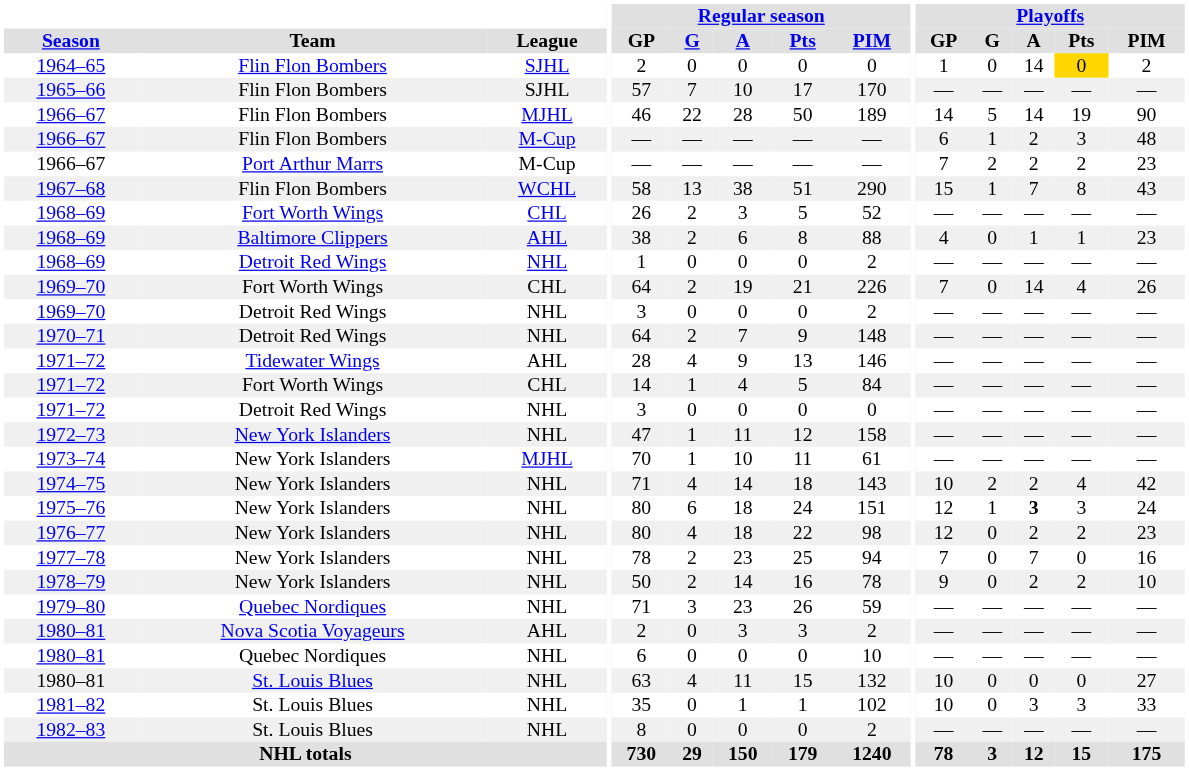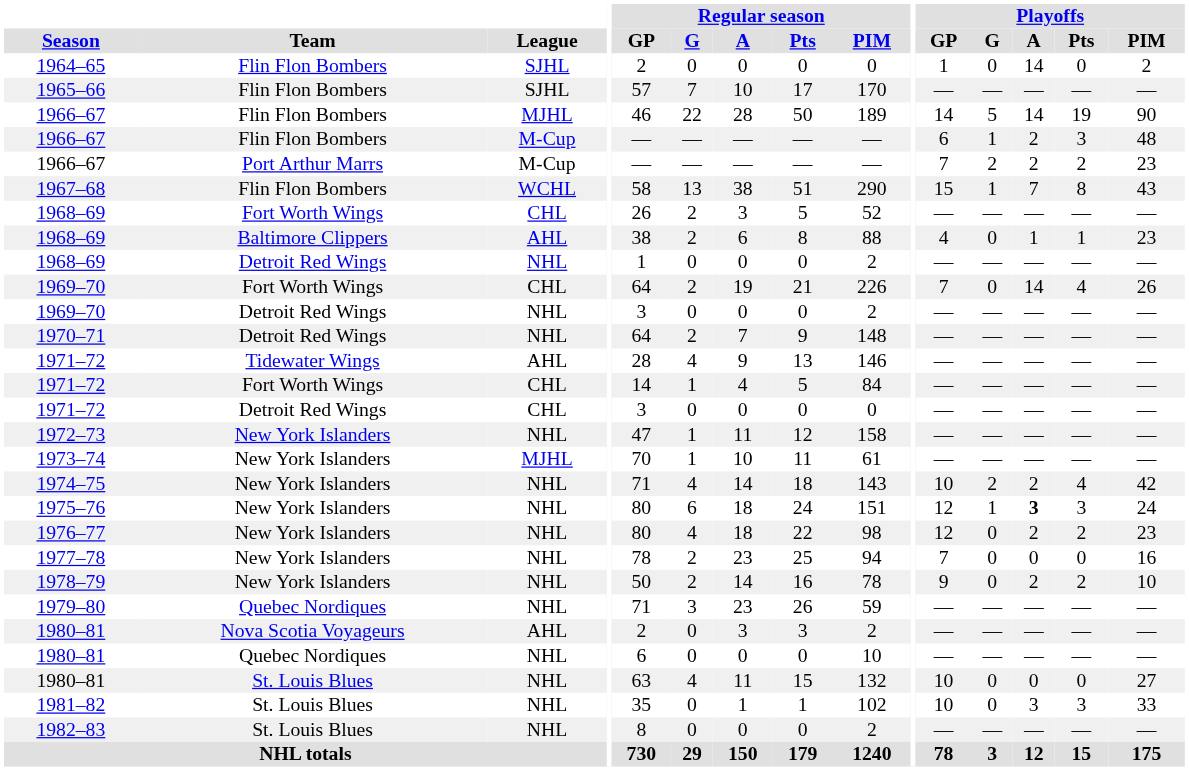(1081, 65) gold background -> (1081, 65) no background
(547, 409) NHL -> (547, 409) CHL
(1034, 557) 7 -> (1034, 557) 0
